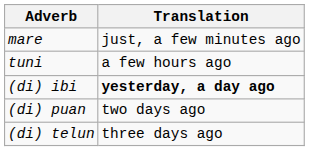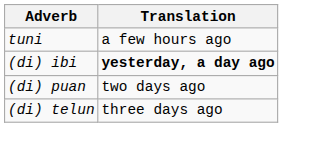- row: (25, 40)
